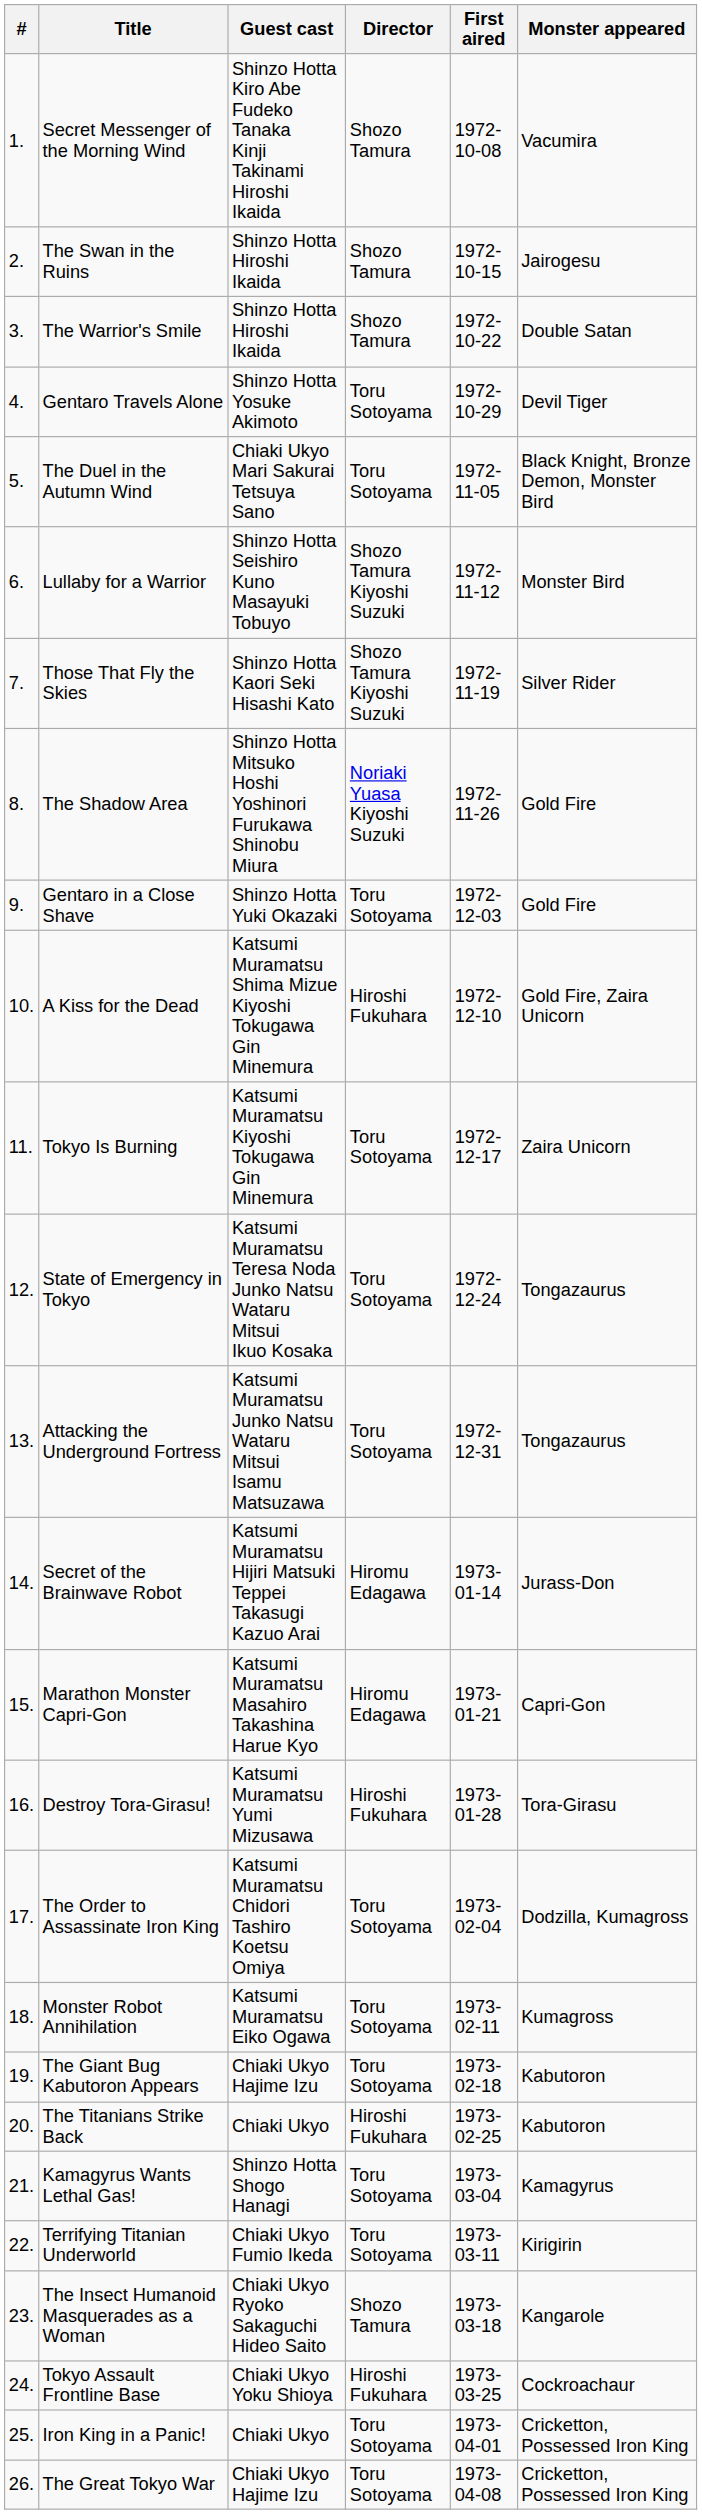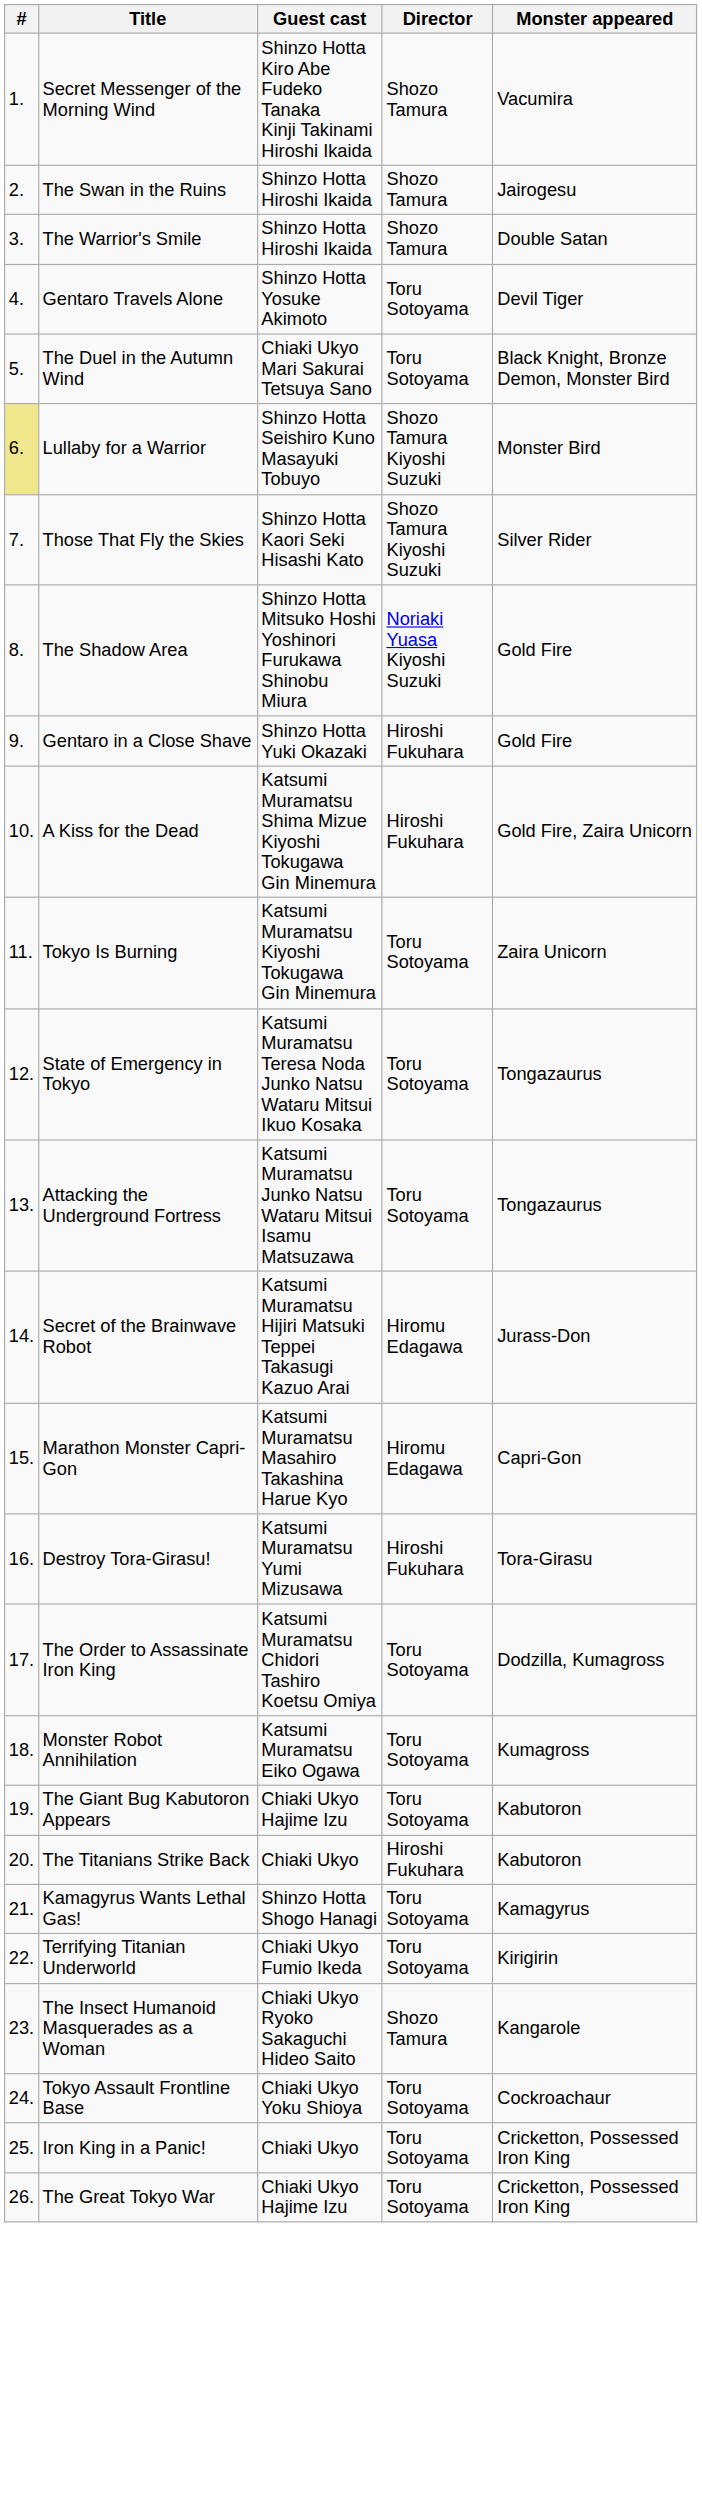- column: (484, 29)
(16, 582) no background -> (16, 449) khaki background
(391, 905) Toru Sotoyama -> (425, 741) Hiroshi Fukuhara
(388, 2385) Hiroshi Fukuhara -> (428, 2098) Toru Sotoyama
